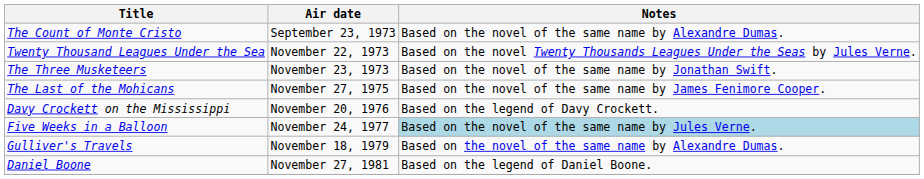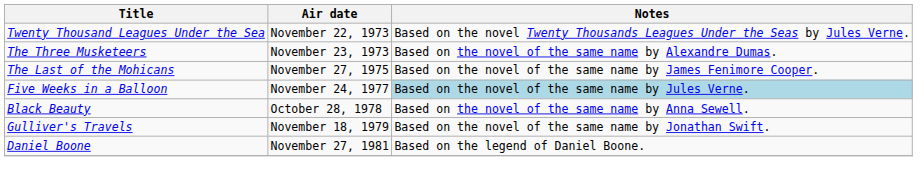- row: (94, 33)
(589, 70) Based on the novel of the same name by Jonathan Swift. -> (586, 52) Based on the novel of the same name by Alexandre Dumas.
- row: (119, 108)
+ row: (49, 108)
(593, 146) Based on the novel of the same name by Alexandre Dumas. -> (582, 127) Based on the novel of the same name by Jonathan Swift.
